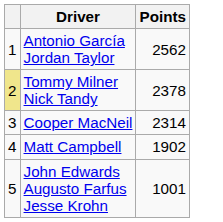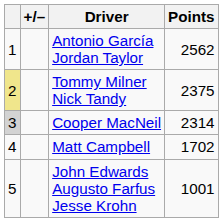+ column: (34, 17)
(169, 90) 2378 -> (198, 90) 2375
(12, 123) no background -> (12, 123) lightgrey background
(169, 147) 1902 -> (198, 147) 1702
